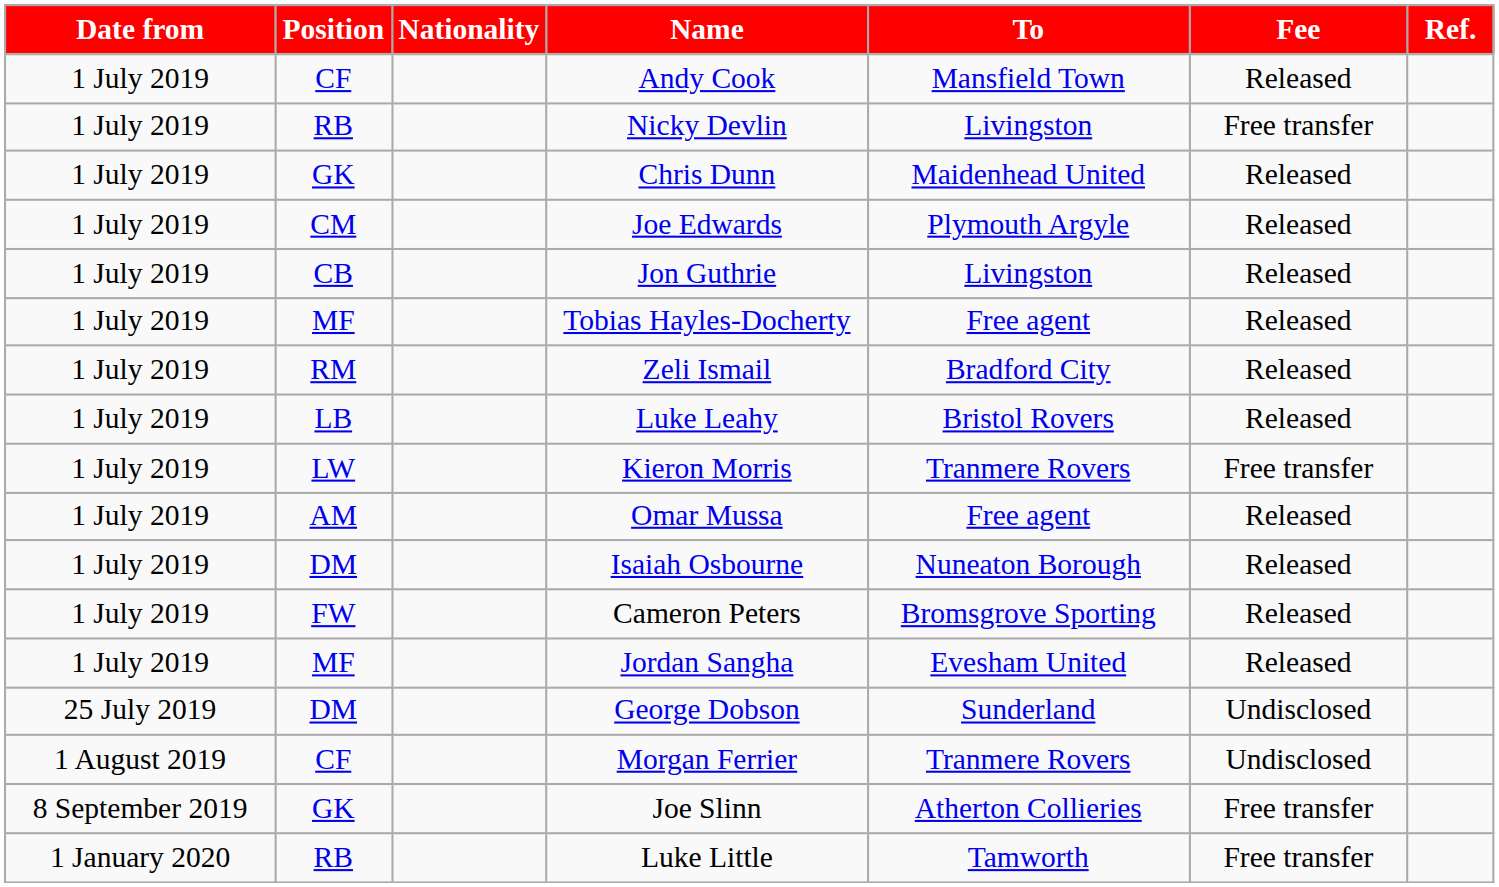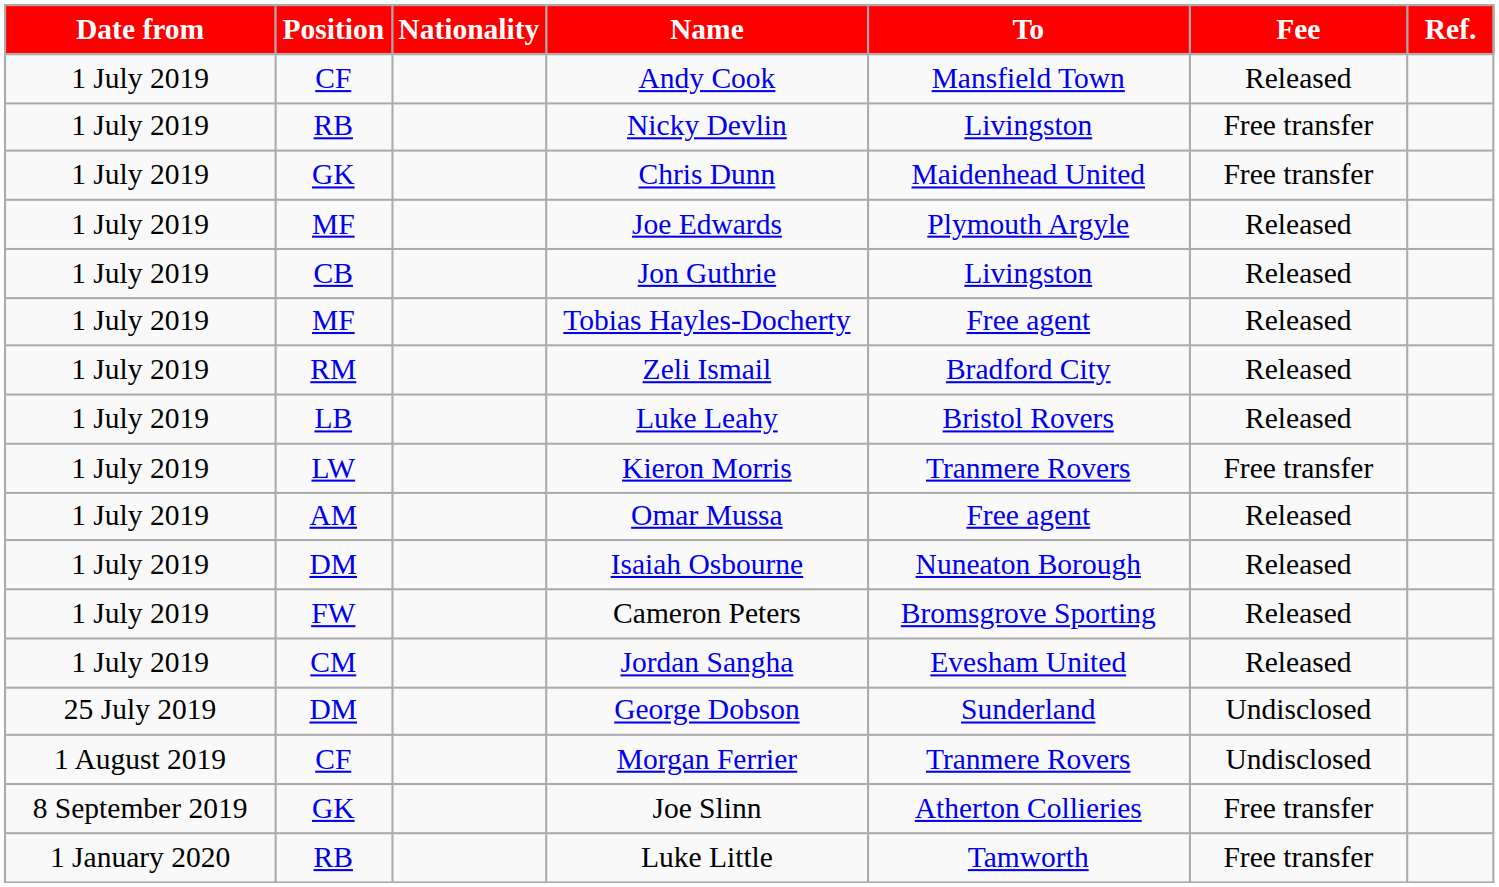(1298, 175) Released -> (1298, 175) Free transfer
(333, 223) CM -> (333, 223) MF
(333, 662) MF -> (333, 662) CM
